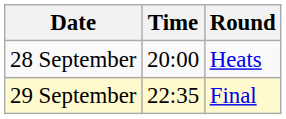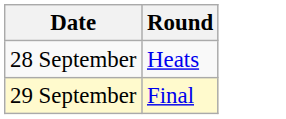- column: (173, 22)
